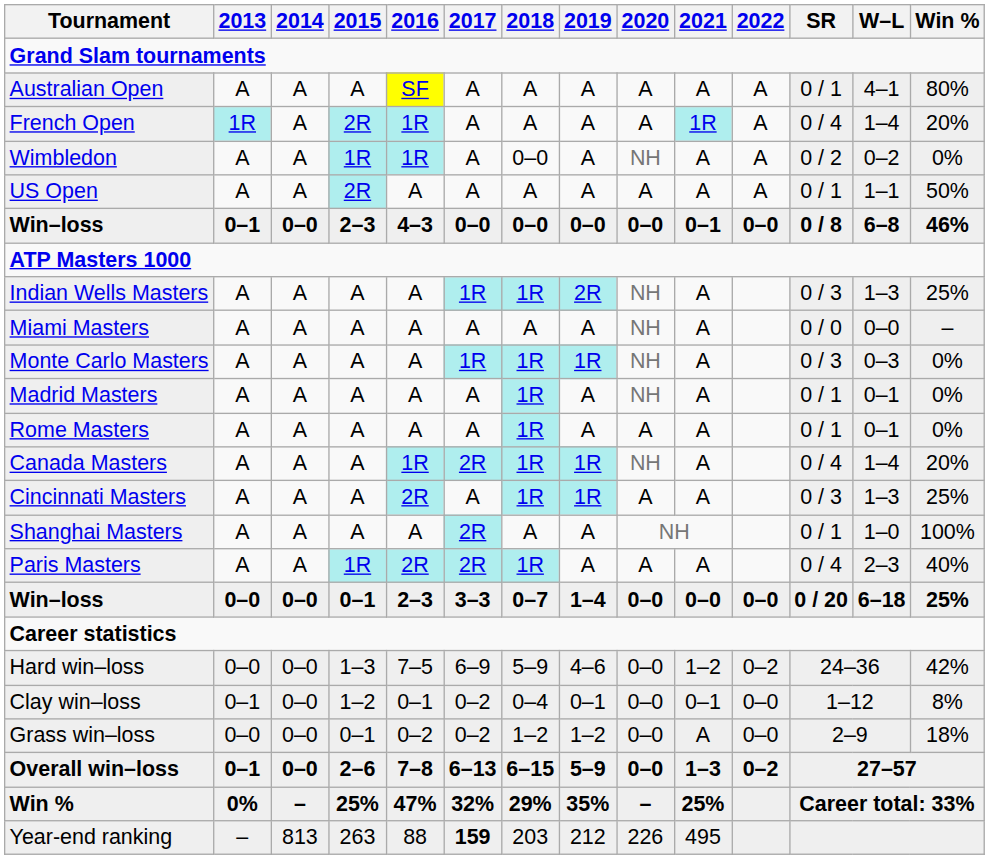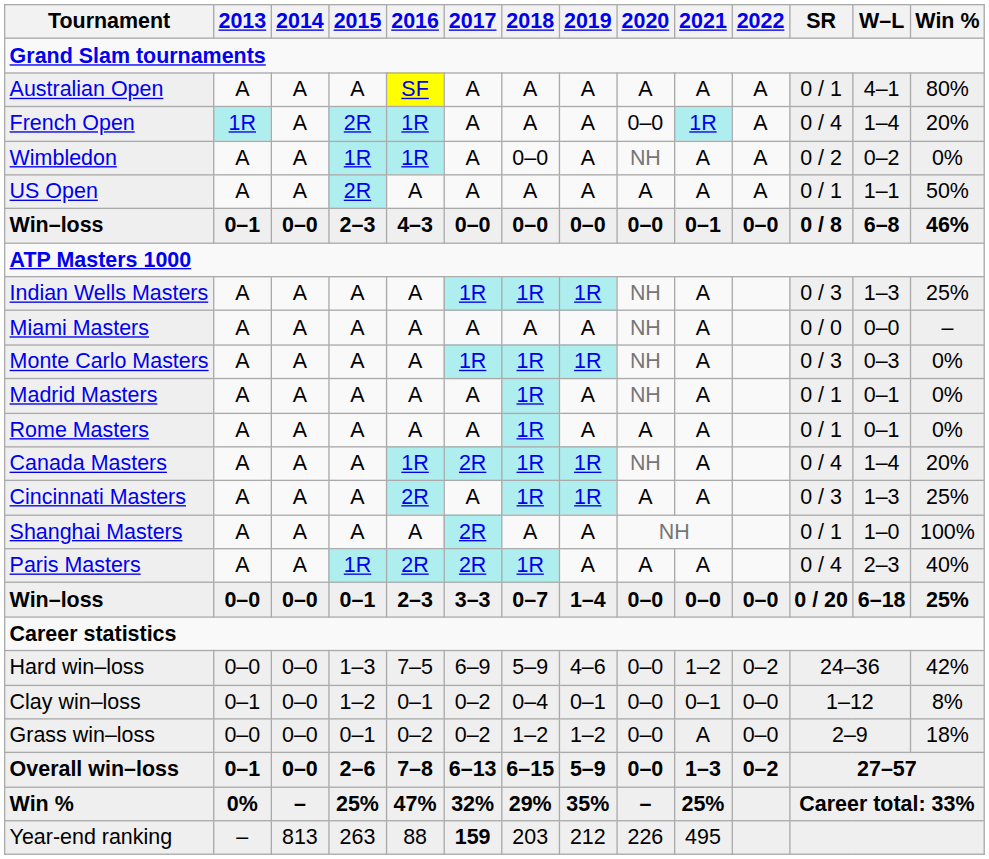(645, 123) A -> (645, 123) 0–0
(588, 293) 2R -> (588, 293) 1R
